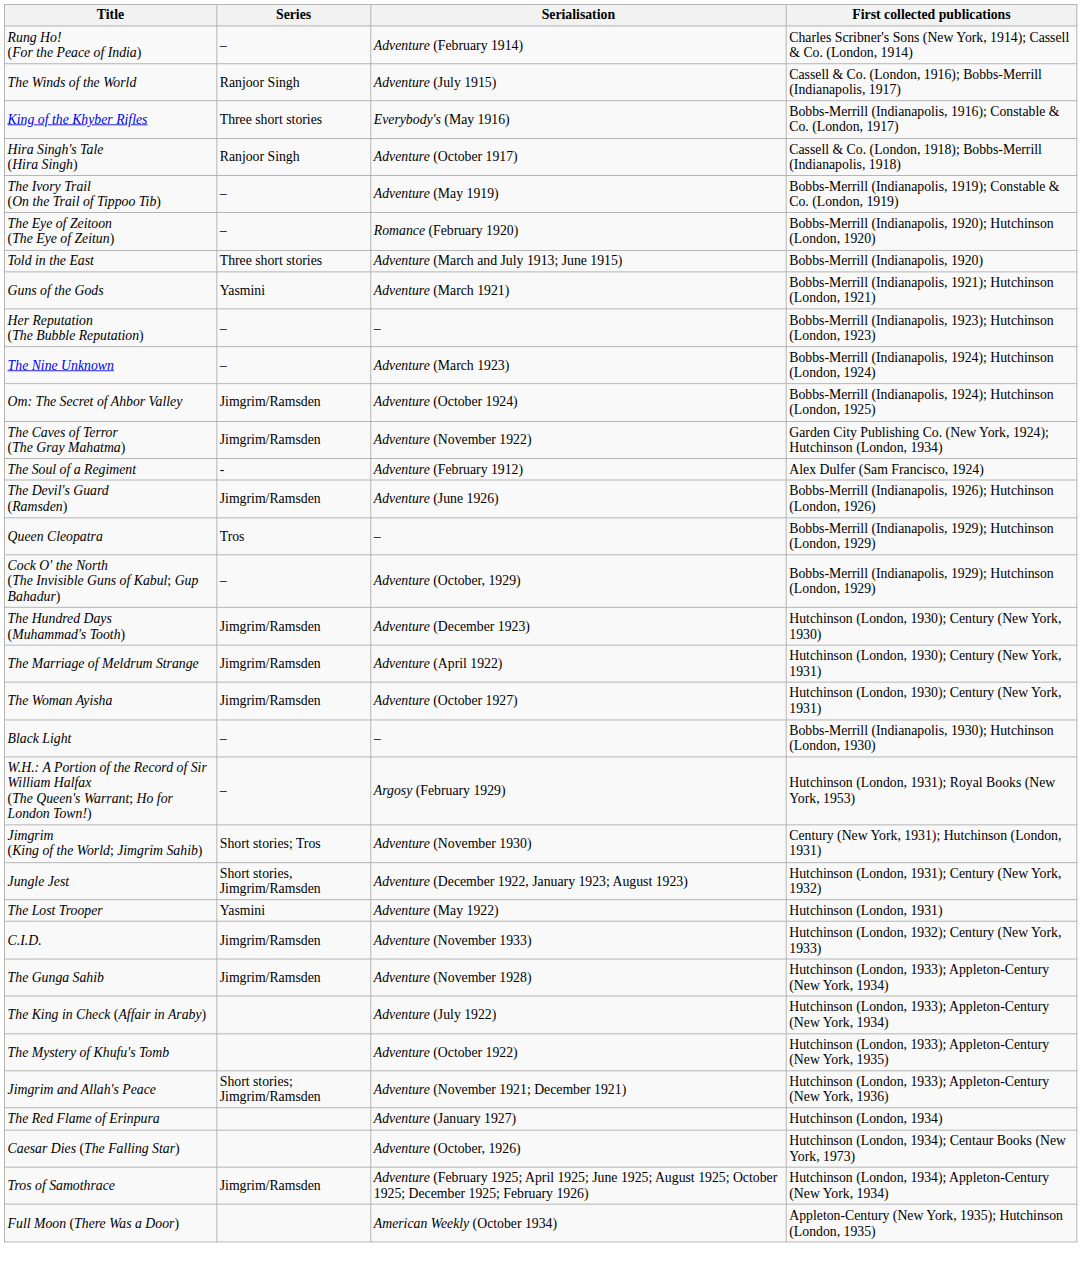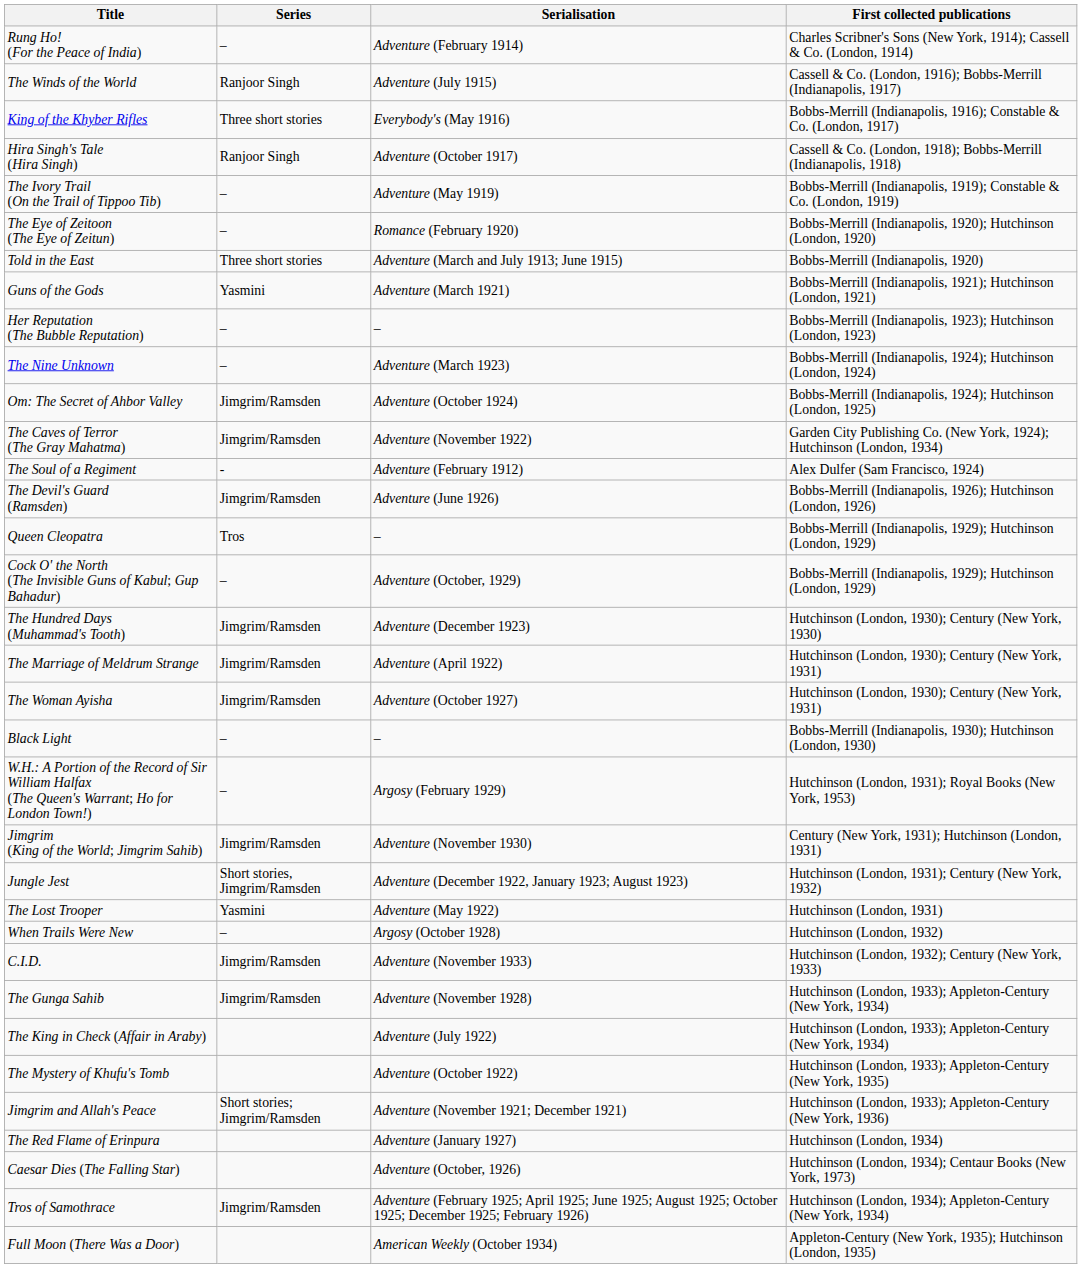(270, 843) Short stories; Tros -> (270, 843) Jimgrim/Ramsden
+ row: (70, 932)
